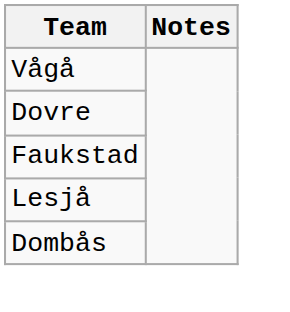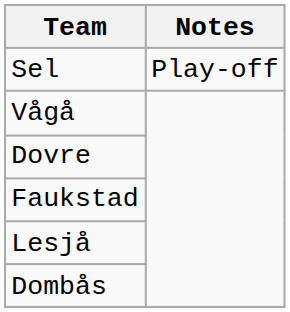+ row: (35, 70)
